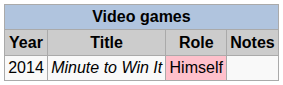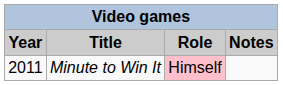(26, 67) 2014 -> (25, 67) 2011
